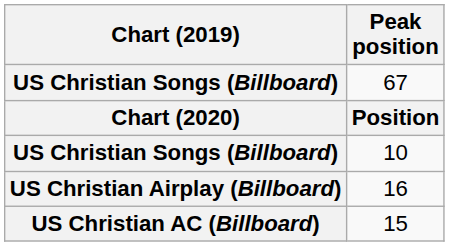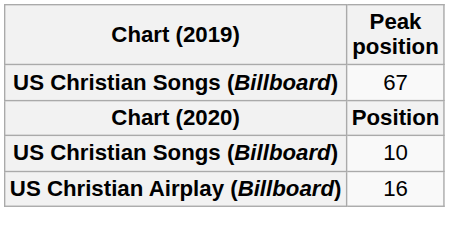- row: (396, 223)
